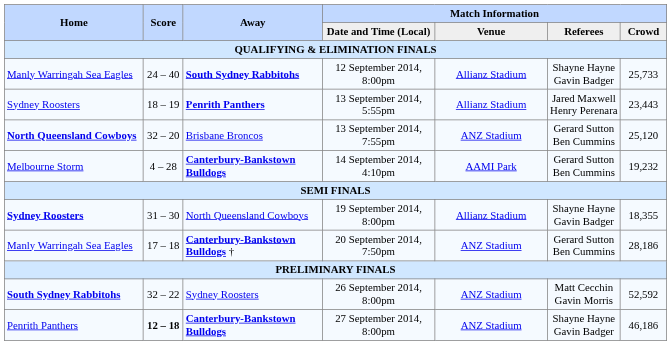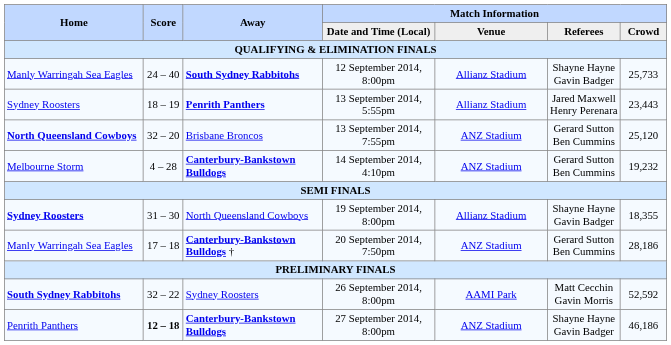(491, 166) AAMI Park -> (491, 166) ANZ Stadium
(491, 294) ANZ Stadium -> (491, 294) AAMI Park
